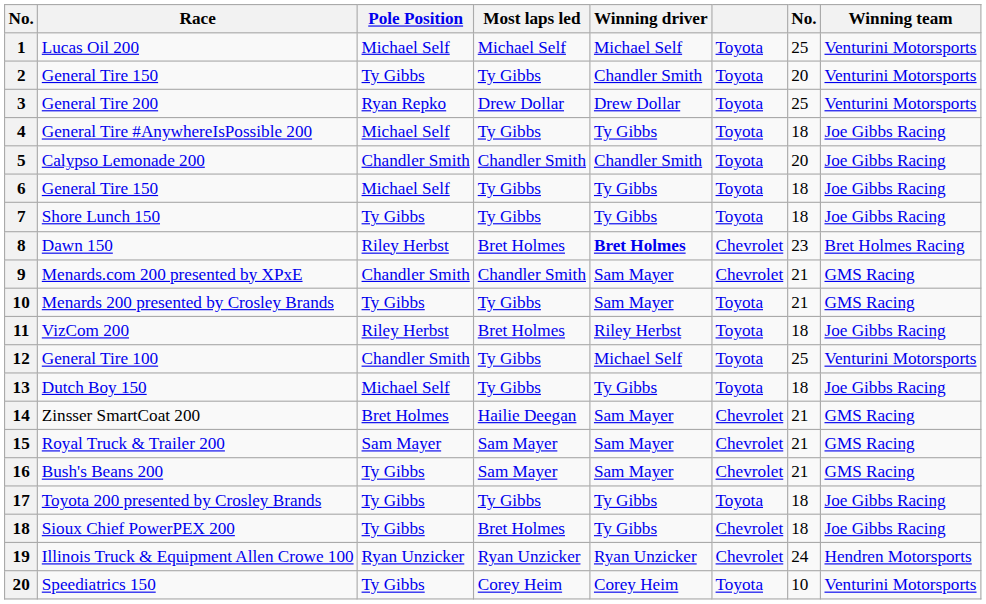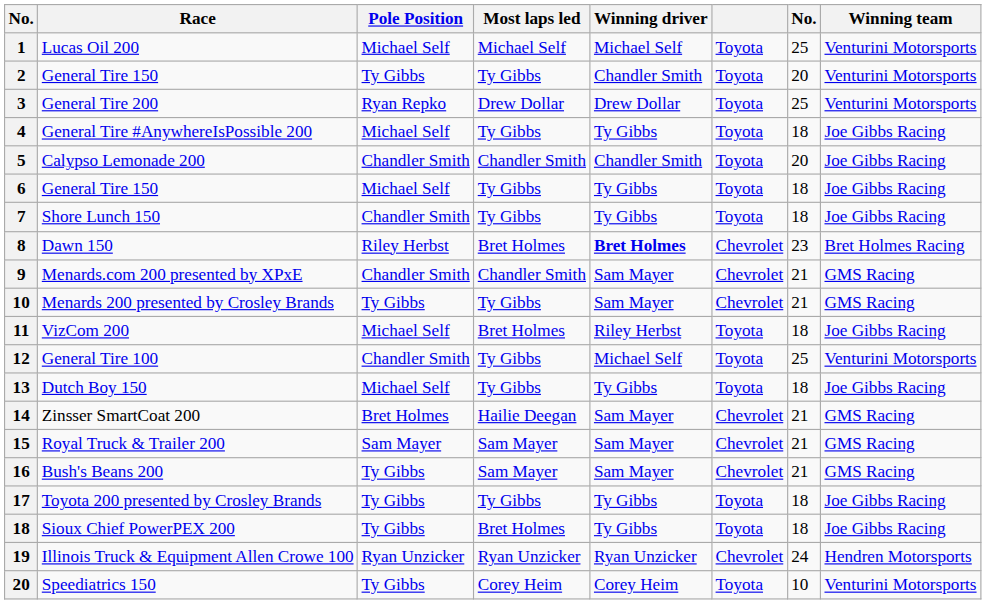(393, 217) Ty Gibbs -> (416, 217) Chandler Smith
(739, 302) Toyota -> (749, 302) Chevrolet
(405, 330) Riley Herbst -> (406, 330) Michael Self
(749, 528) Chevrolet -> (739, 528) Toyota
